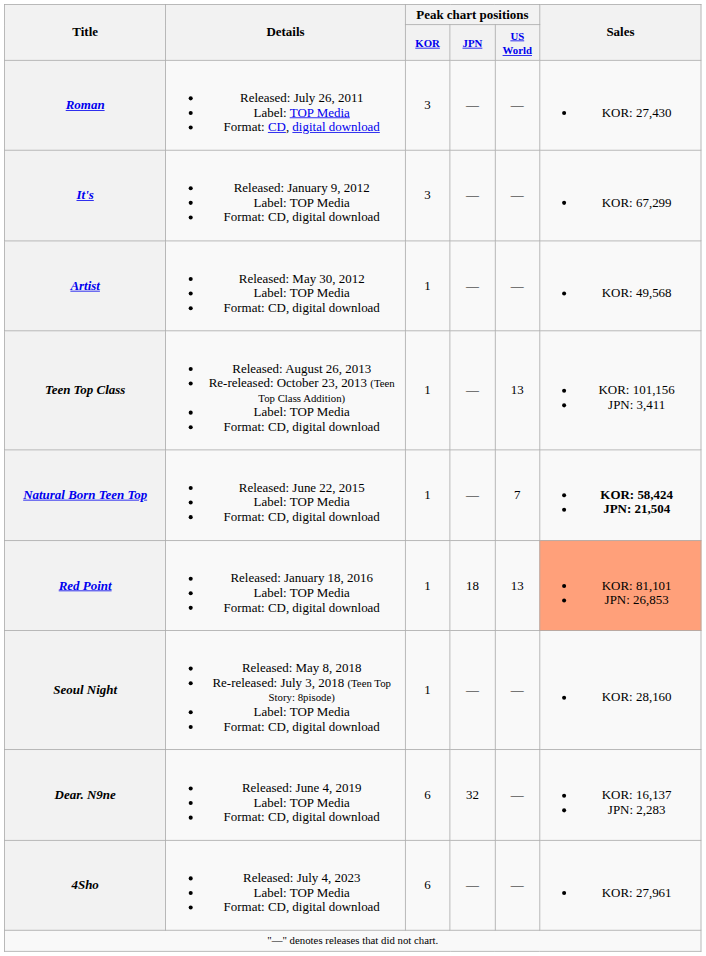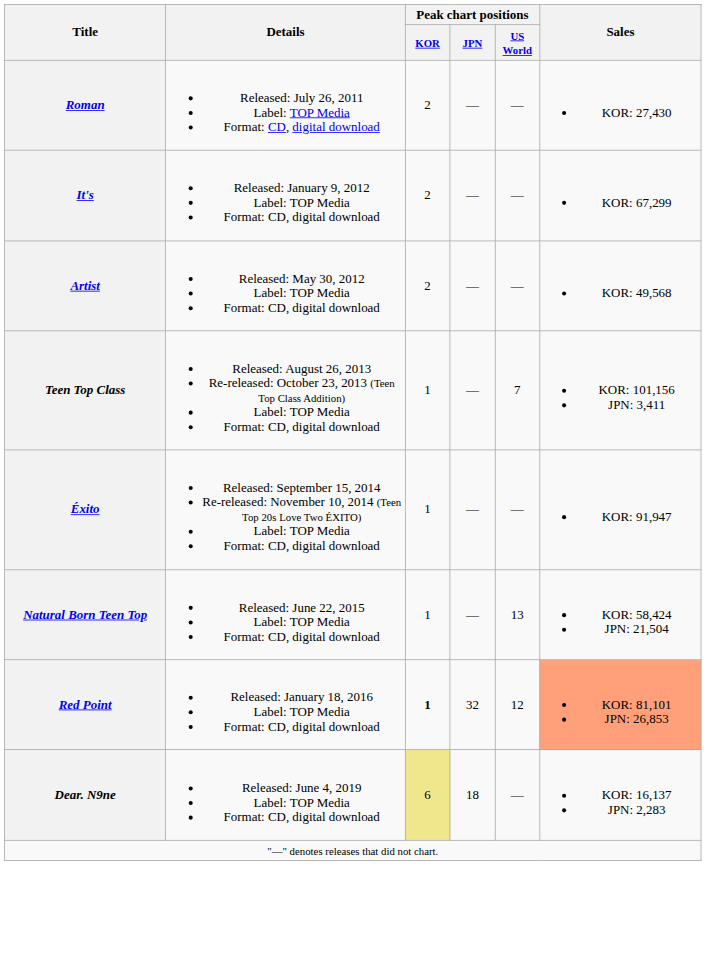(428, 105) 3 -> (428, 105) 2
(428, 195) 3 -> (428, 195) 2
(428, 285) 1 -> (428, 285) 2
(517, 390) 13 -> (517, 390) 7
+ row: (85, 509)
(517, 495) 7 -> (517, 614) 13
(620, 503) bold -> (620, 622) normal
(428, 585) normal -> (428, 704) bold
(472, 585) 18 -> (472, 704) 32
(517, 585) 13 -> (517, 704) 12
- row: (85, 690)
(428, 795) no background -> (428, 795) khaki background
(472, 795) 32 -> (472, 795) 18
- row: (85, 885)
